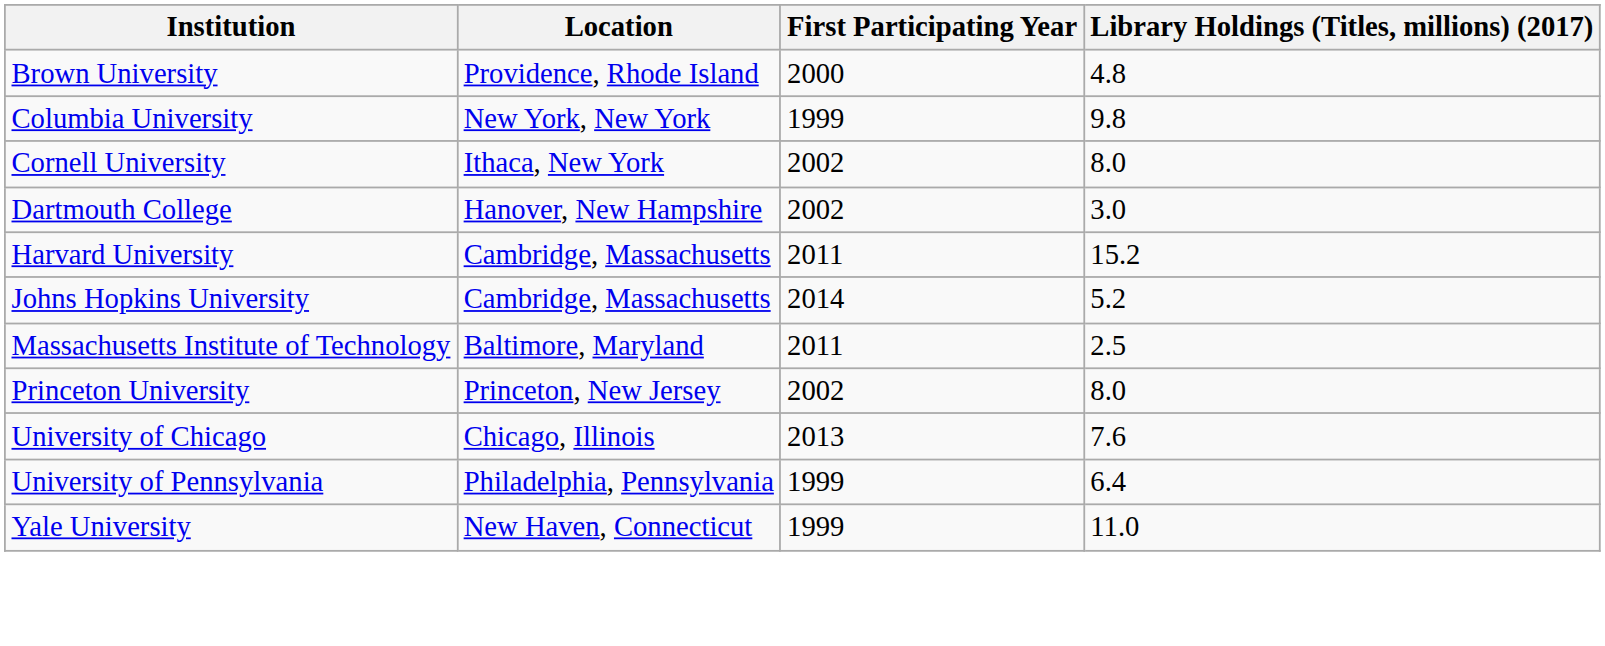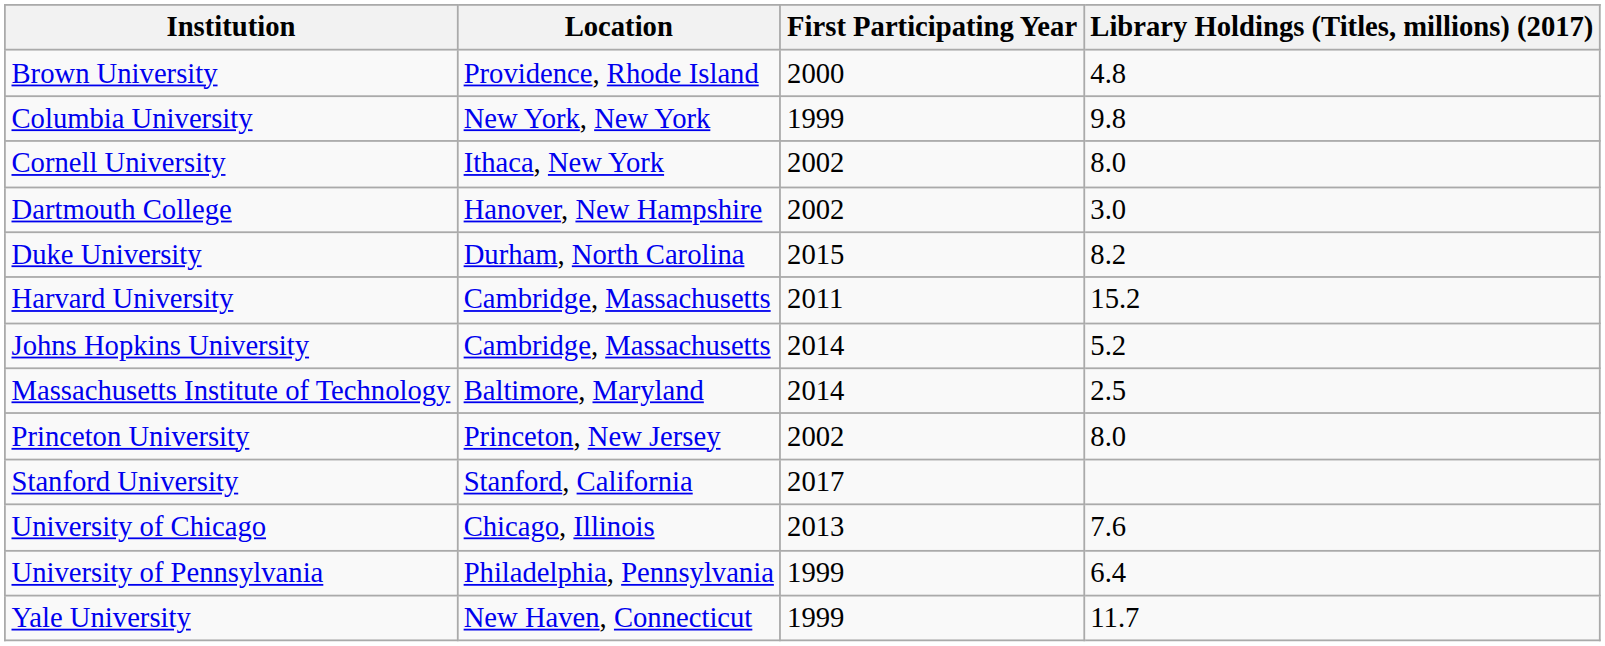+ row: (107, 254)
(815, 345) 2011 -> (816, 390) 2014
+ row: (125, 481)
(1115, 526) 11.0 -> (1115, 617) 11.7
